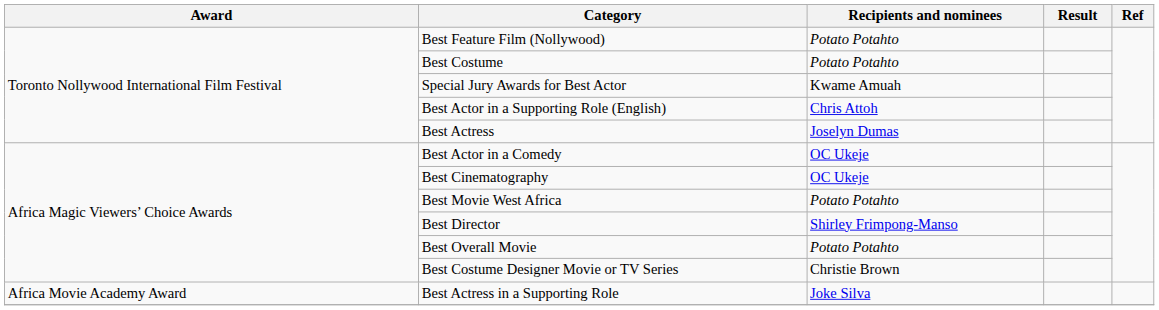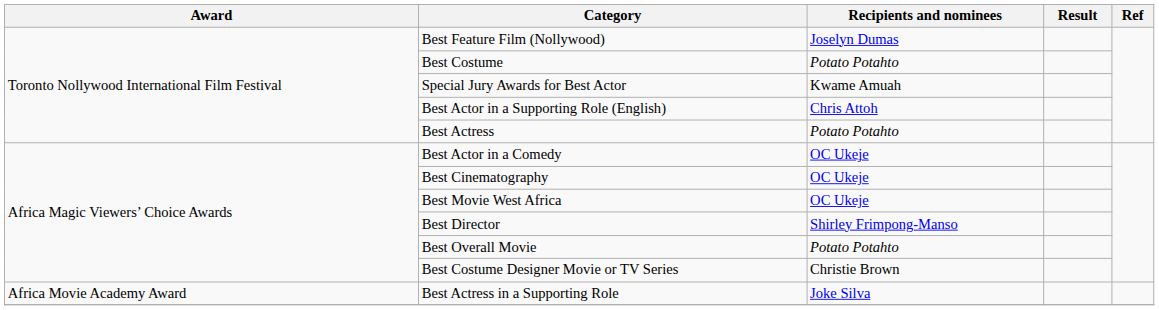(854, 39) Potato Potahto -> (854, 39) Joselyn Dumas
(854, 131) Joselyn Dumas -> (854, 131) Potato Potahto
(854, 200) Potato Potahto -> (839, 200) OC Ukeje
